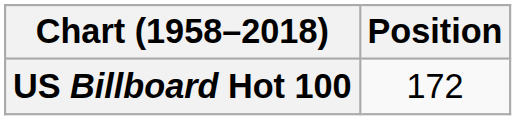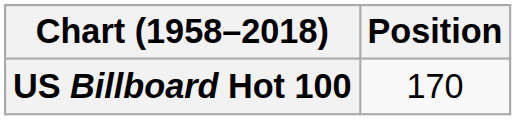(435, 85) 172 -> (435, 85) 170
